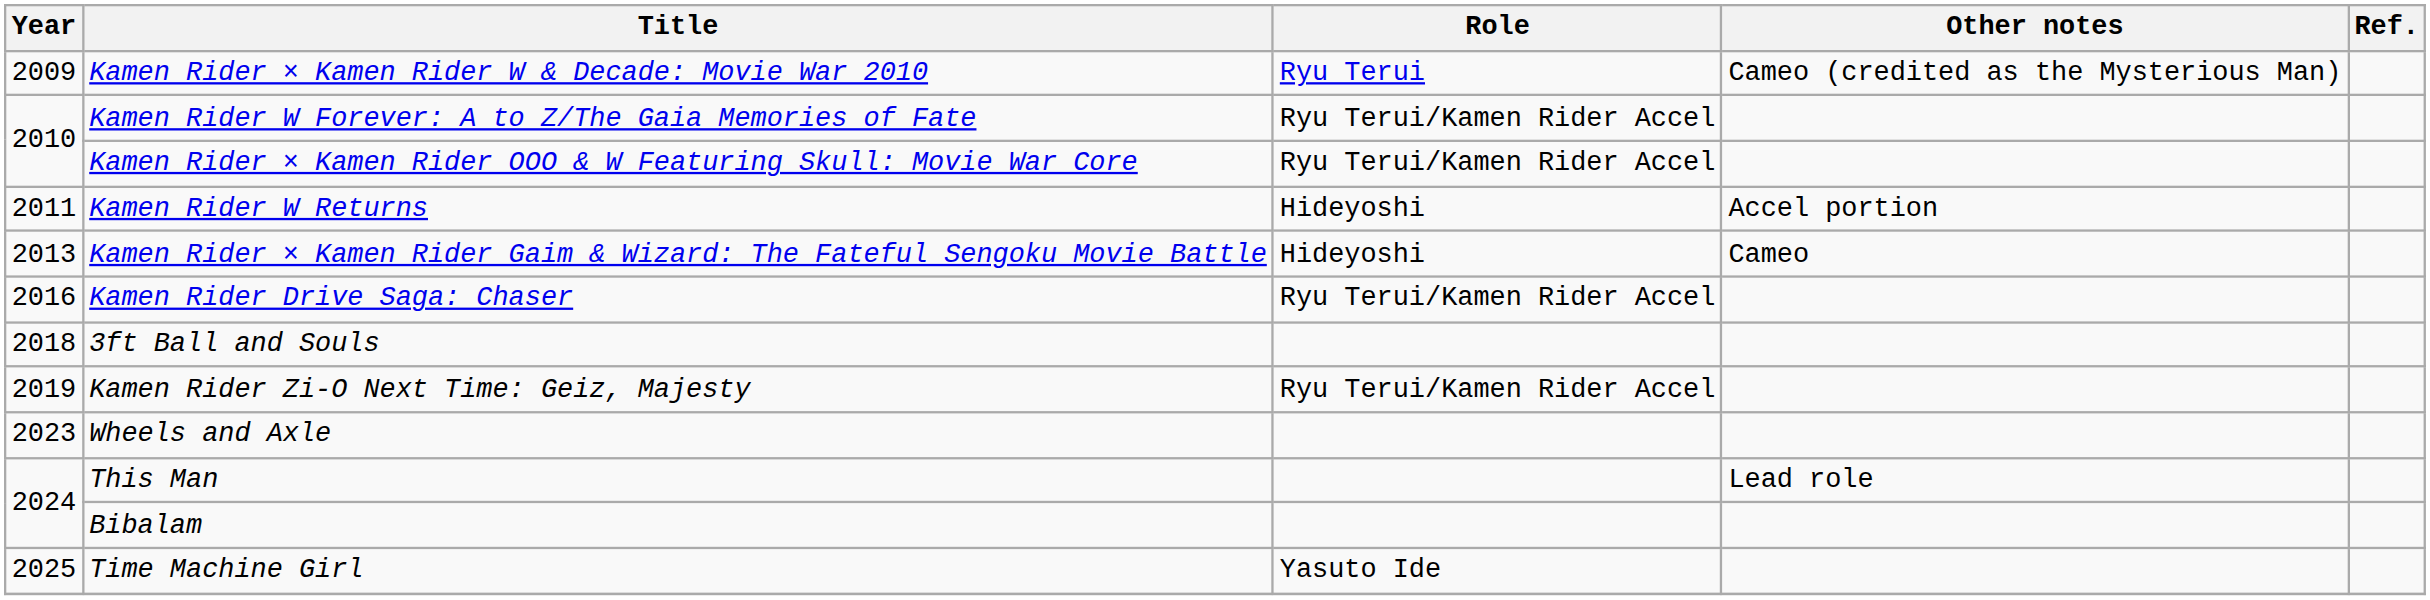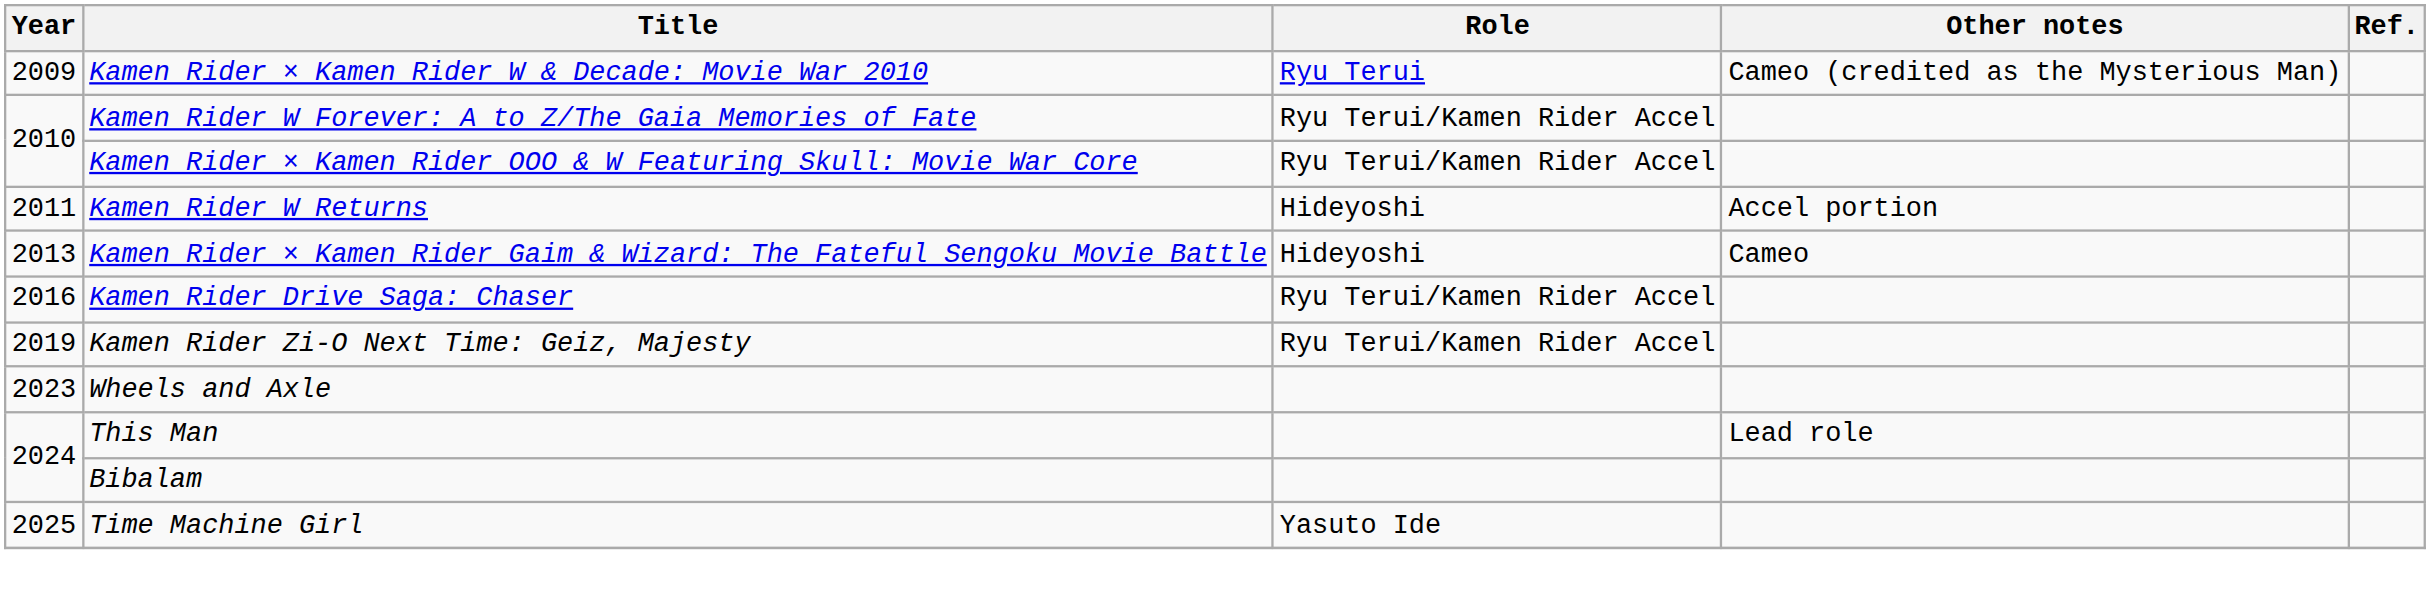- row: (234, 344)
